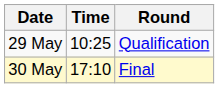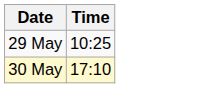- column: (164, 17)
